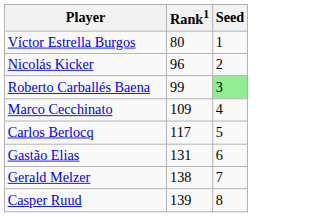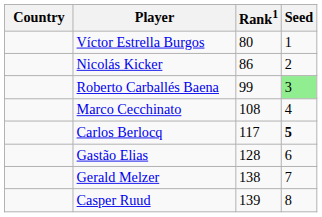+ column: (39, 17)
(177, 64) 96 -> (246, 64) 86
(181, 109) 109 -> (250, 109) 108
(219, 132) normal -> (288, 132) bold
(181, 155) 131 -> (250, 155) 128
